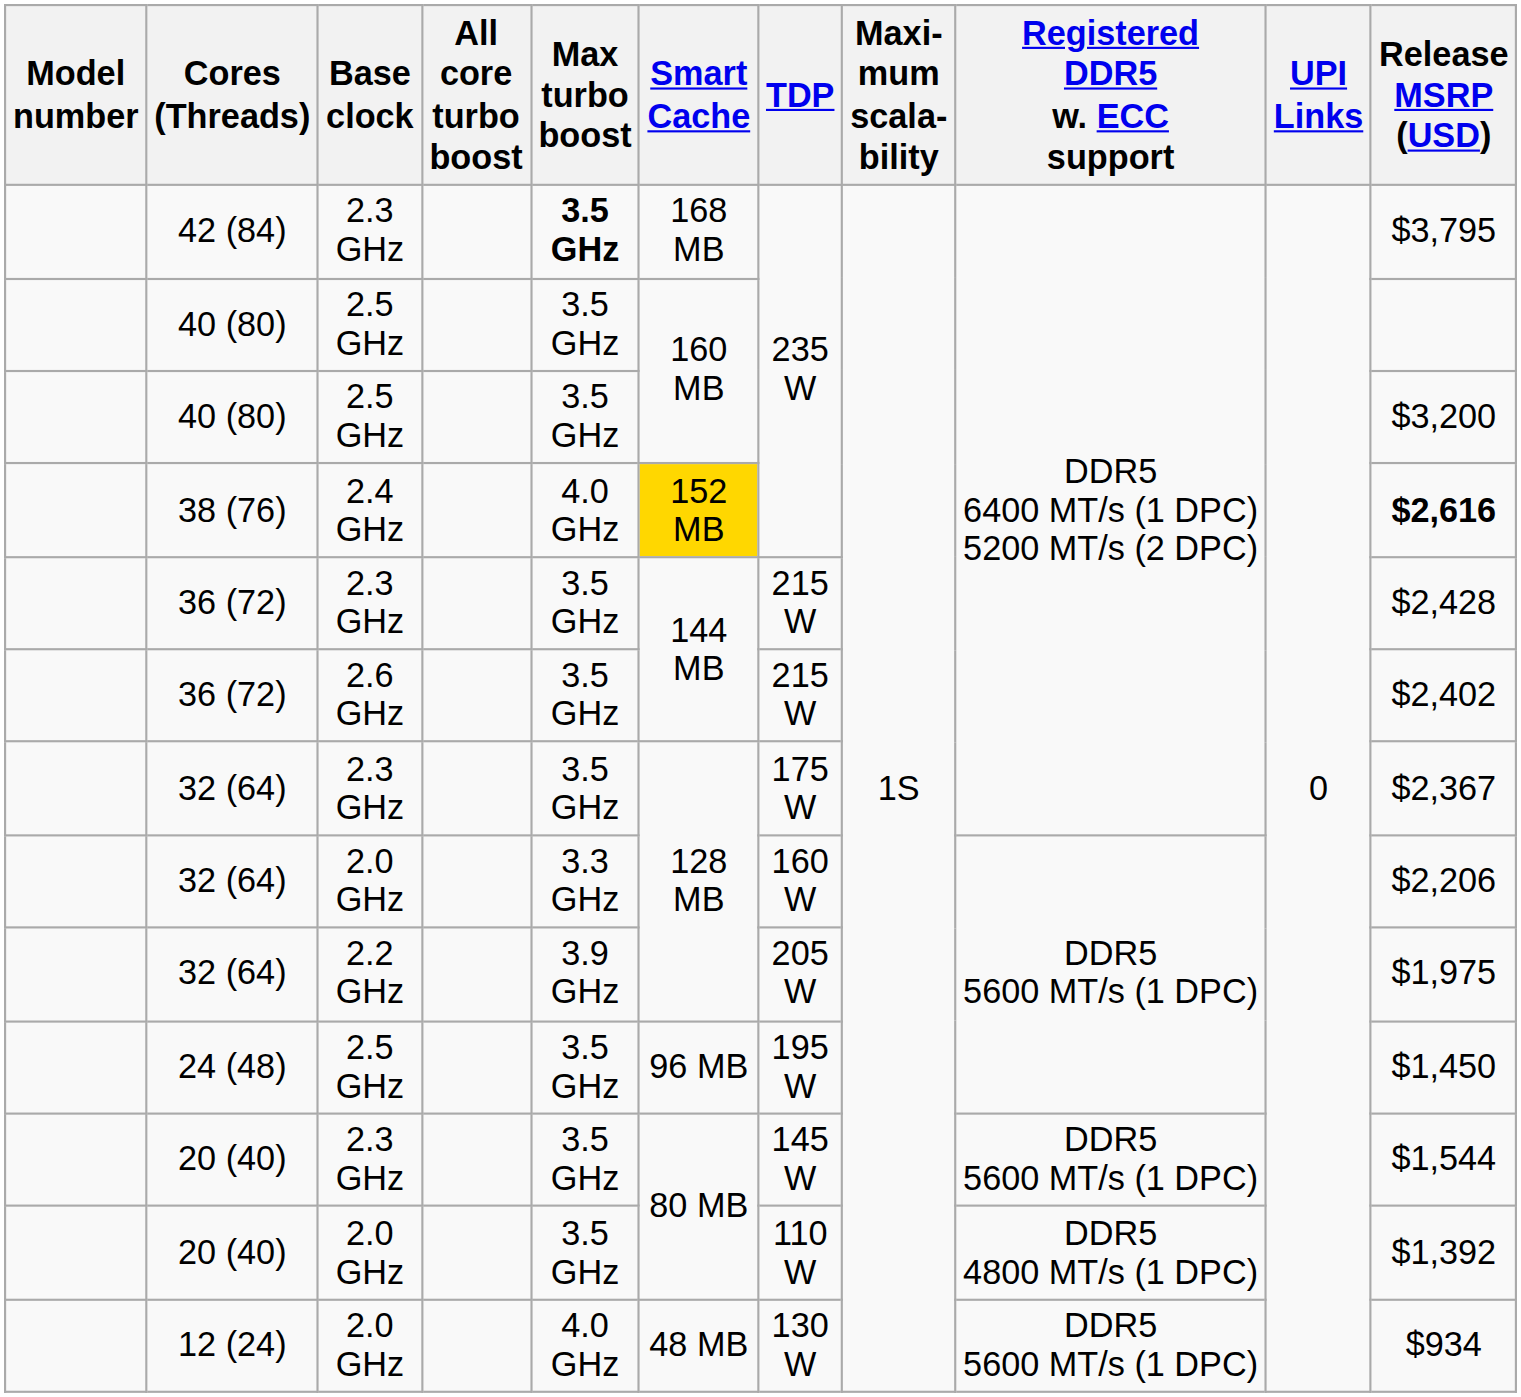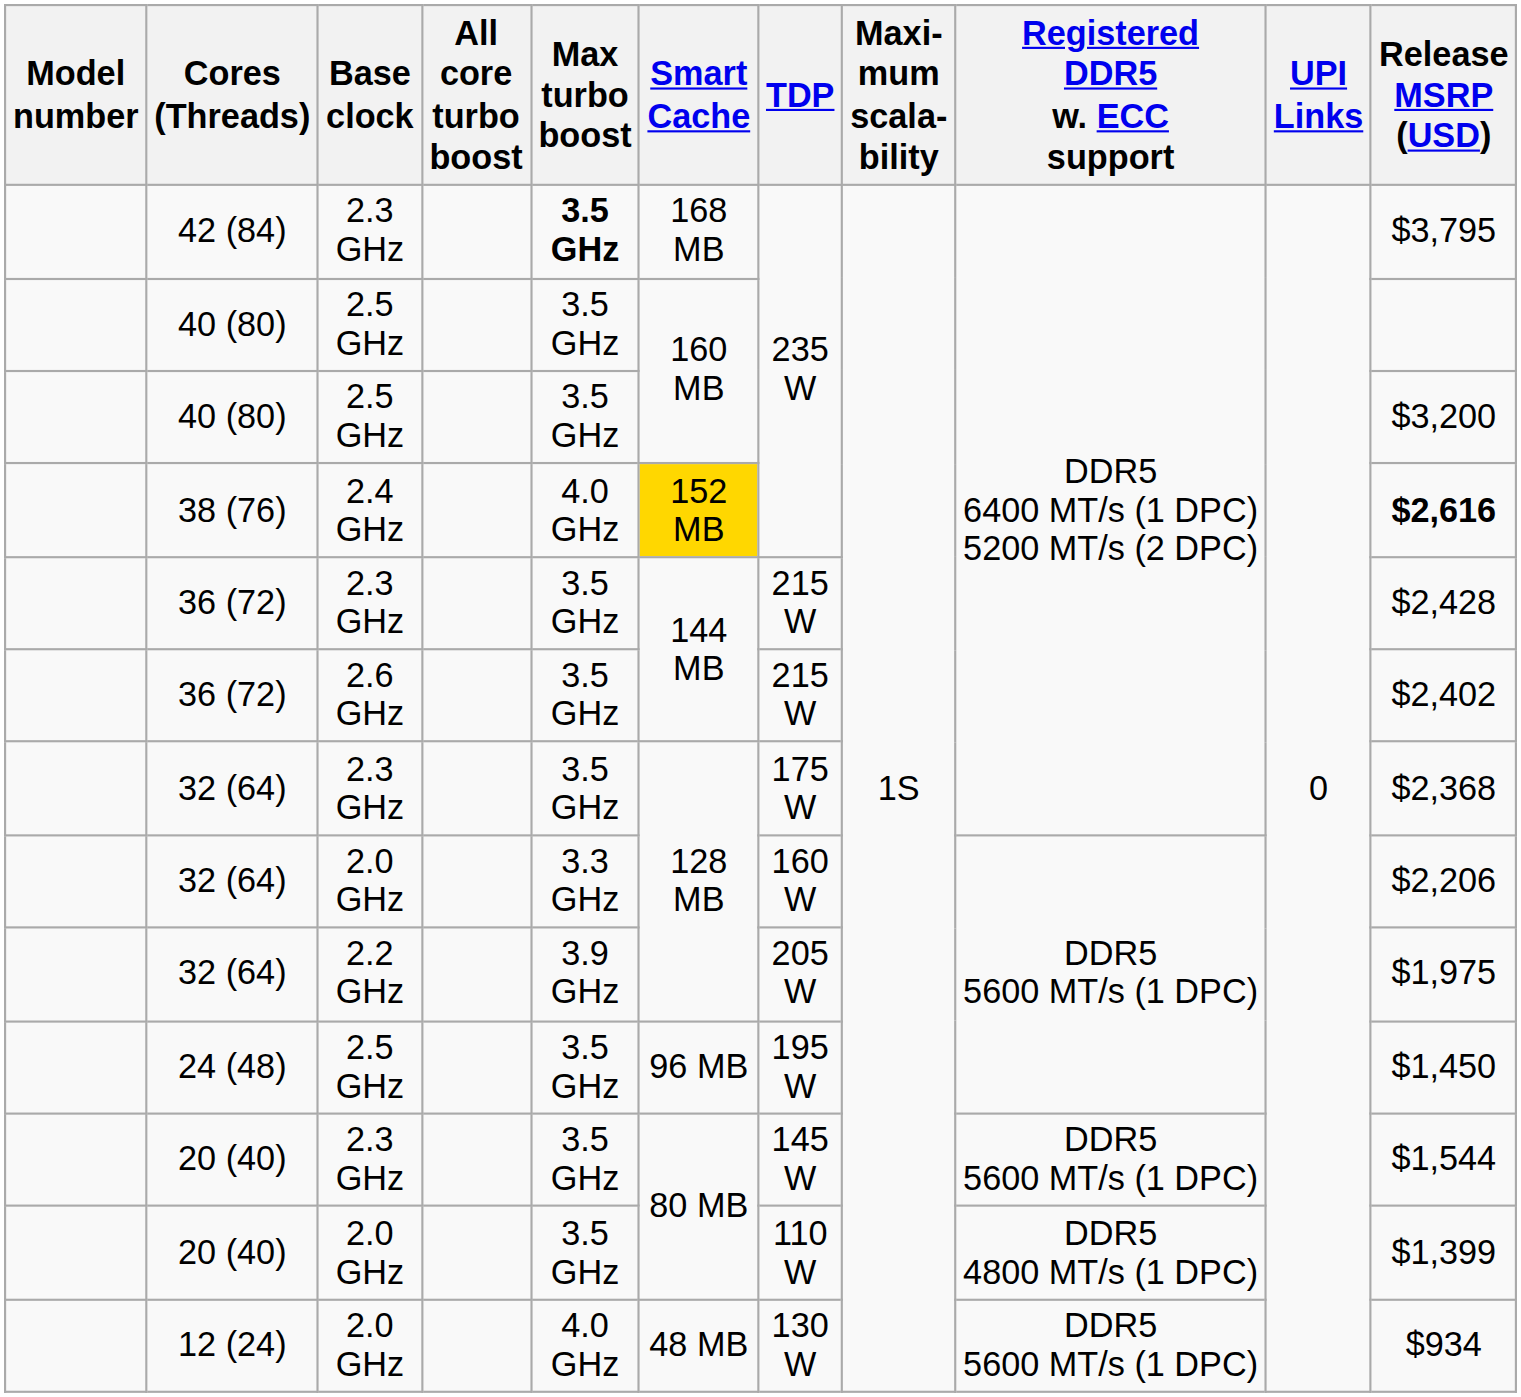(1444, 788) $2,367 -> (1444, 788) $2,368
(1444, 1252) $1,392 -> (1444, 1252) $1,399
